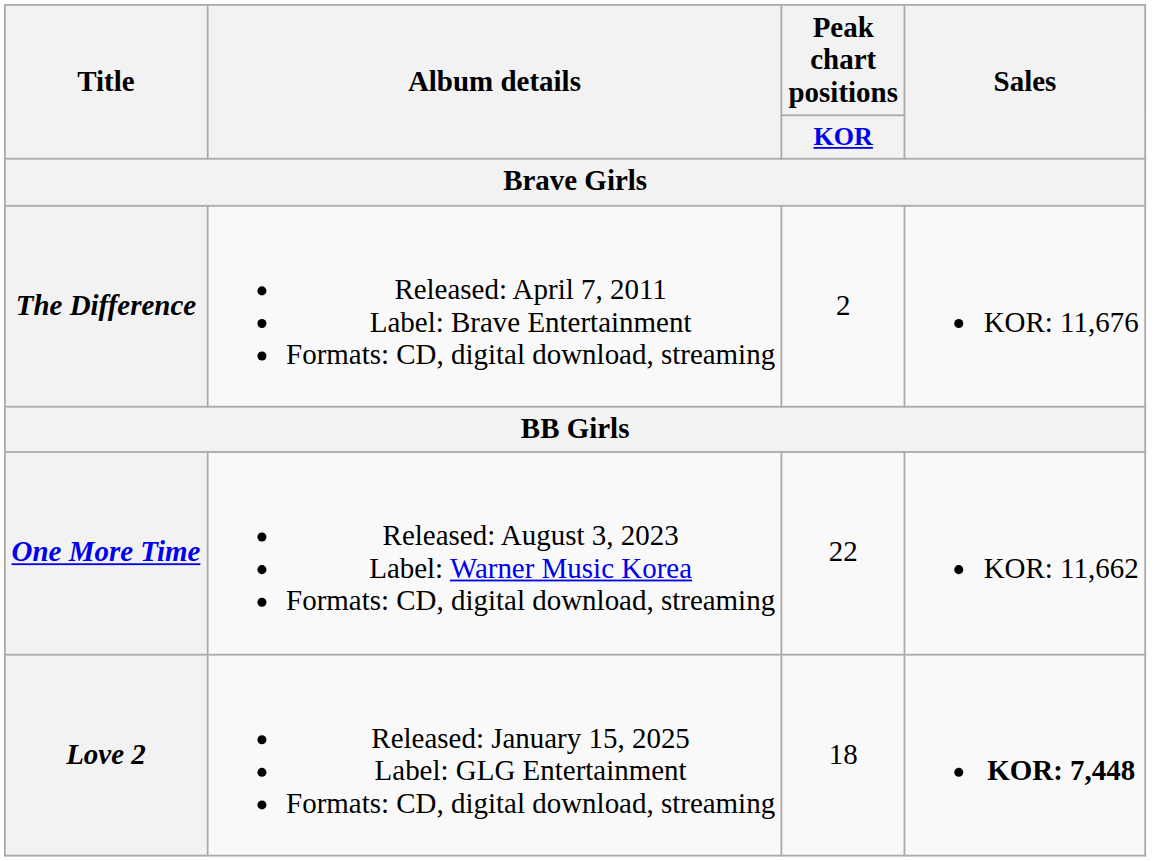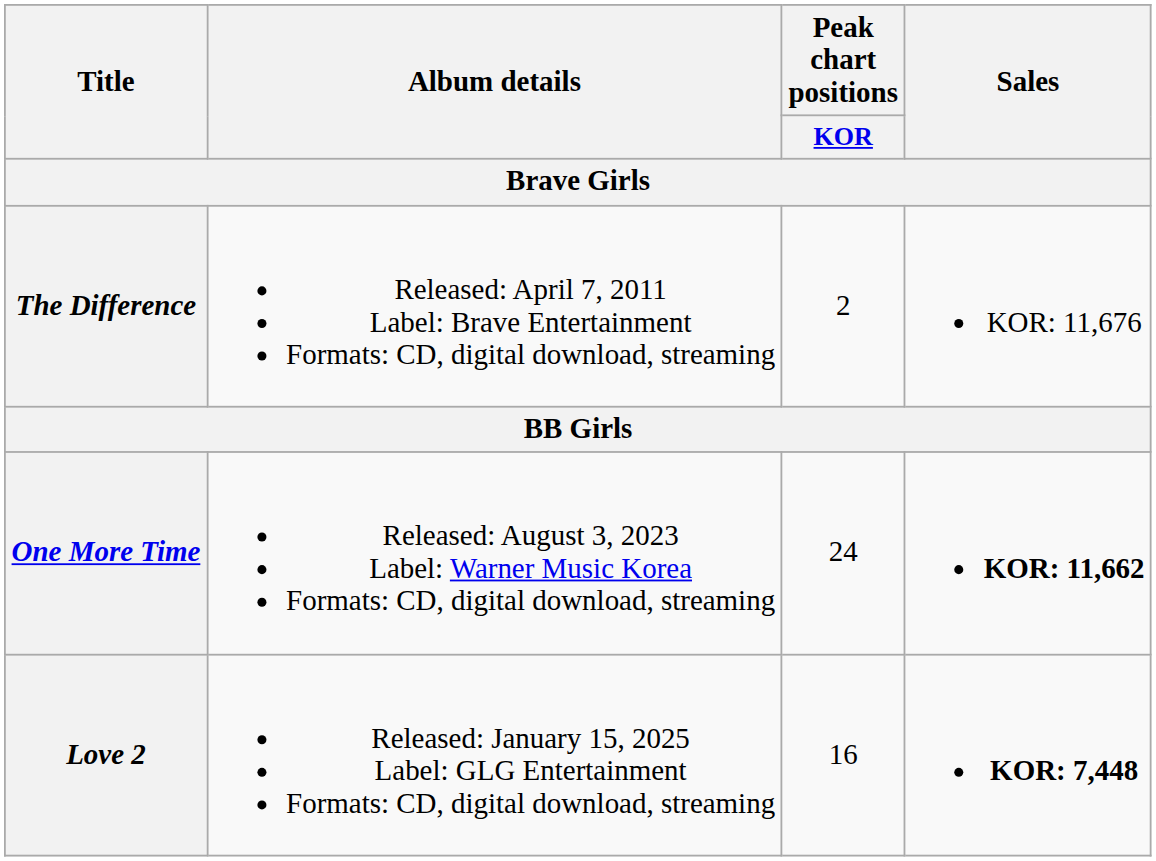(843, 552) 22 -> (843, 552) 24
(1025, 570) normal -> (1028, 570) bold
(843, 754) 18 -> (843, 754) 16
